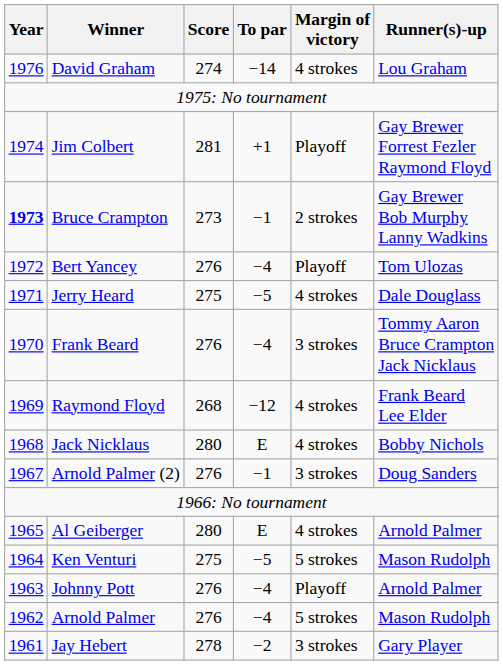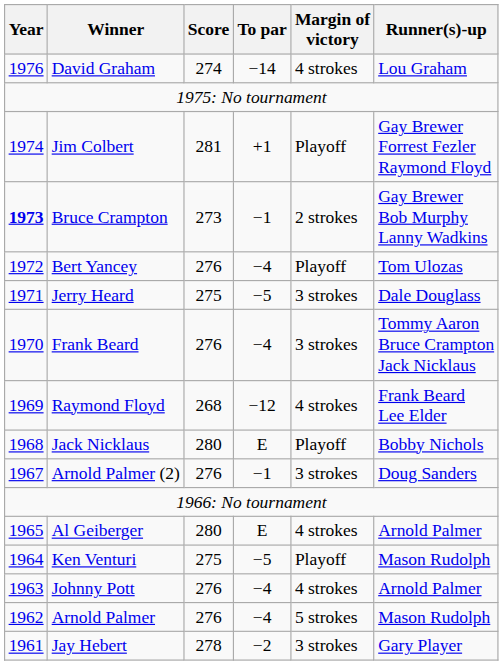(326, 295) 4 strokes -> (326, 295) 3 strokes
(326, 444) 4 strokes -> (320, 444) Playoff
(326, 559) 5 strokes -> (320, 559) Playoff
(320, 588) Playoff -> (326, 588) 4 strokes
